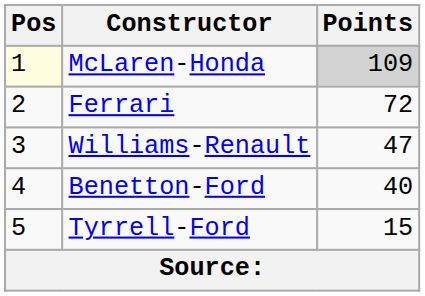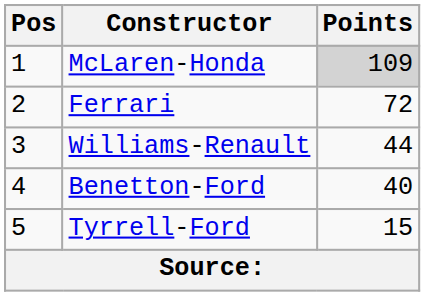(19, 66) lightyellow background -> (19, 66) no background
(398, 148) 47 -> (398, 148) 44
